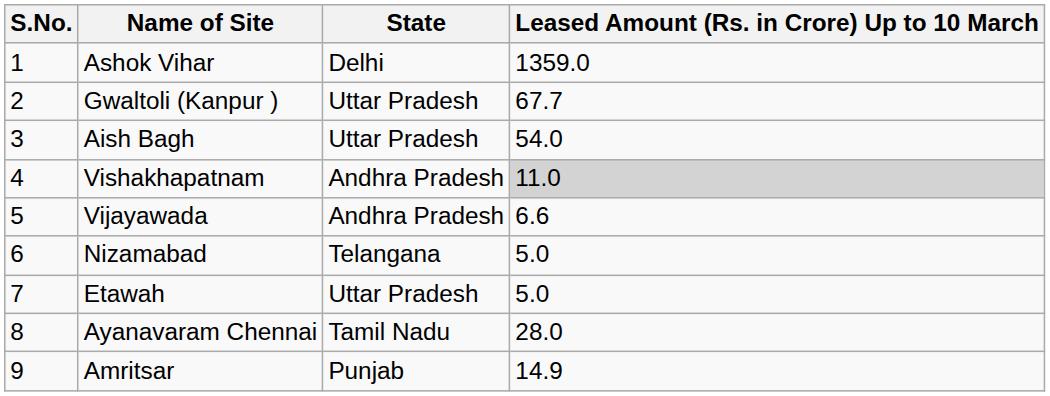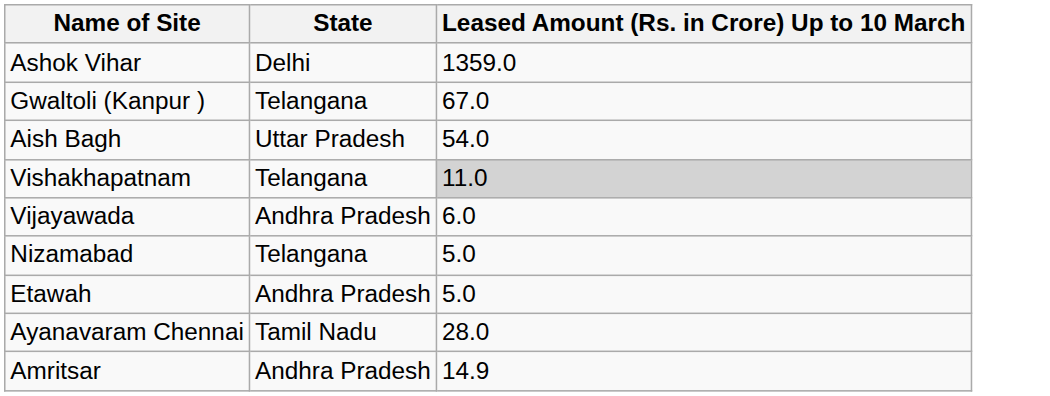- column: (41, 23)
(403, 100) Uttar Pradesh -> (311, 100) Telangana
(539, 100) 67.7 -> (466, 100) 67.0
(416, 178) Andhra Pradesh -> (311, 178) Telangana
(532, 216) 6.6 -> (459, 216) 6.0
(403, 293) Uttar Pradesh -> (343, 293) Andhra Pradesh
(366, 370) Punjab -> (343, 370) Andhra Pradesh
